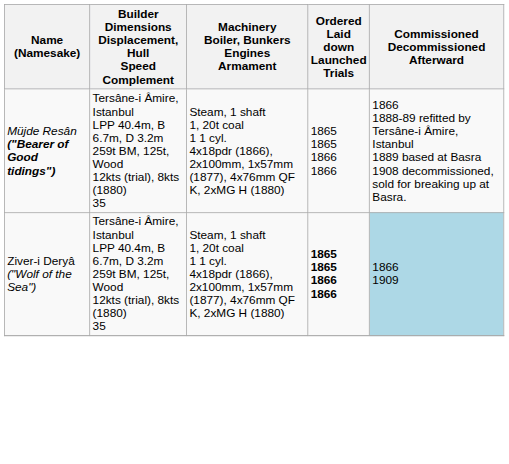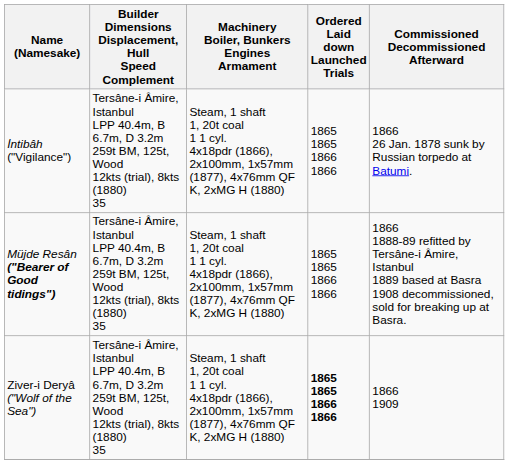+ row: (39, 151)
(385, 274) lightblue background -> (385, 398) no background
